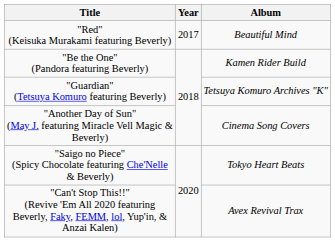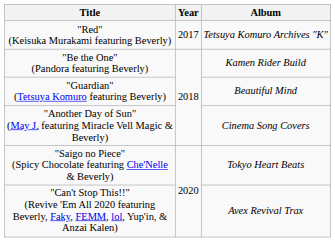(266, 35) Beautiful Mind -> (266, 35) Tetsuya Komuro Archives "K"
(266, 91) Tetsuya Komuro Archives "K" -> (266, 91) Beautiful Mind
